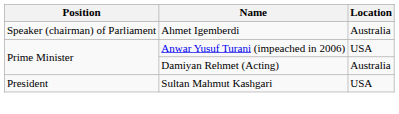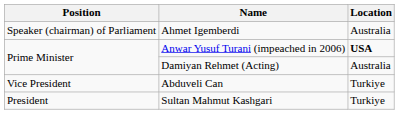(361, 48) normal -> (361, 48) bold
+ row: (192, 83)
(361, 83) USA -> (368, 100) Turkiye
